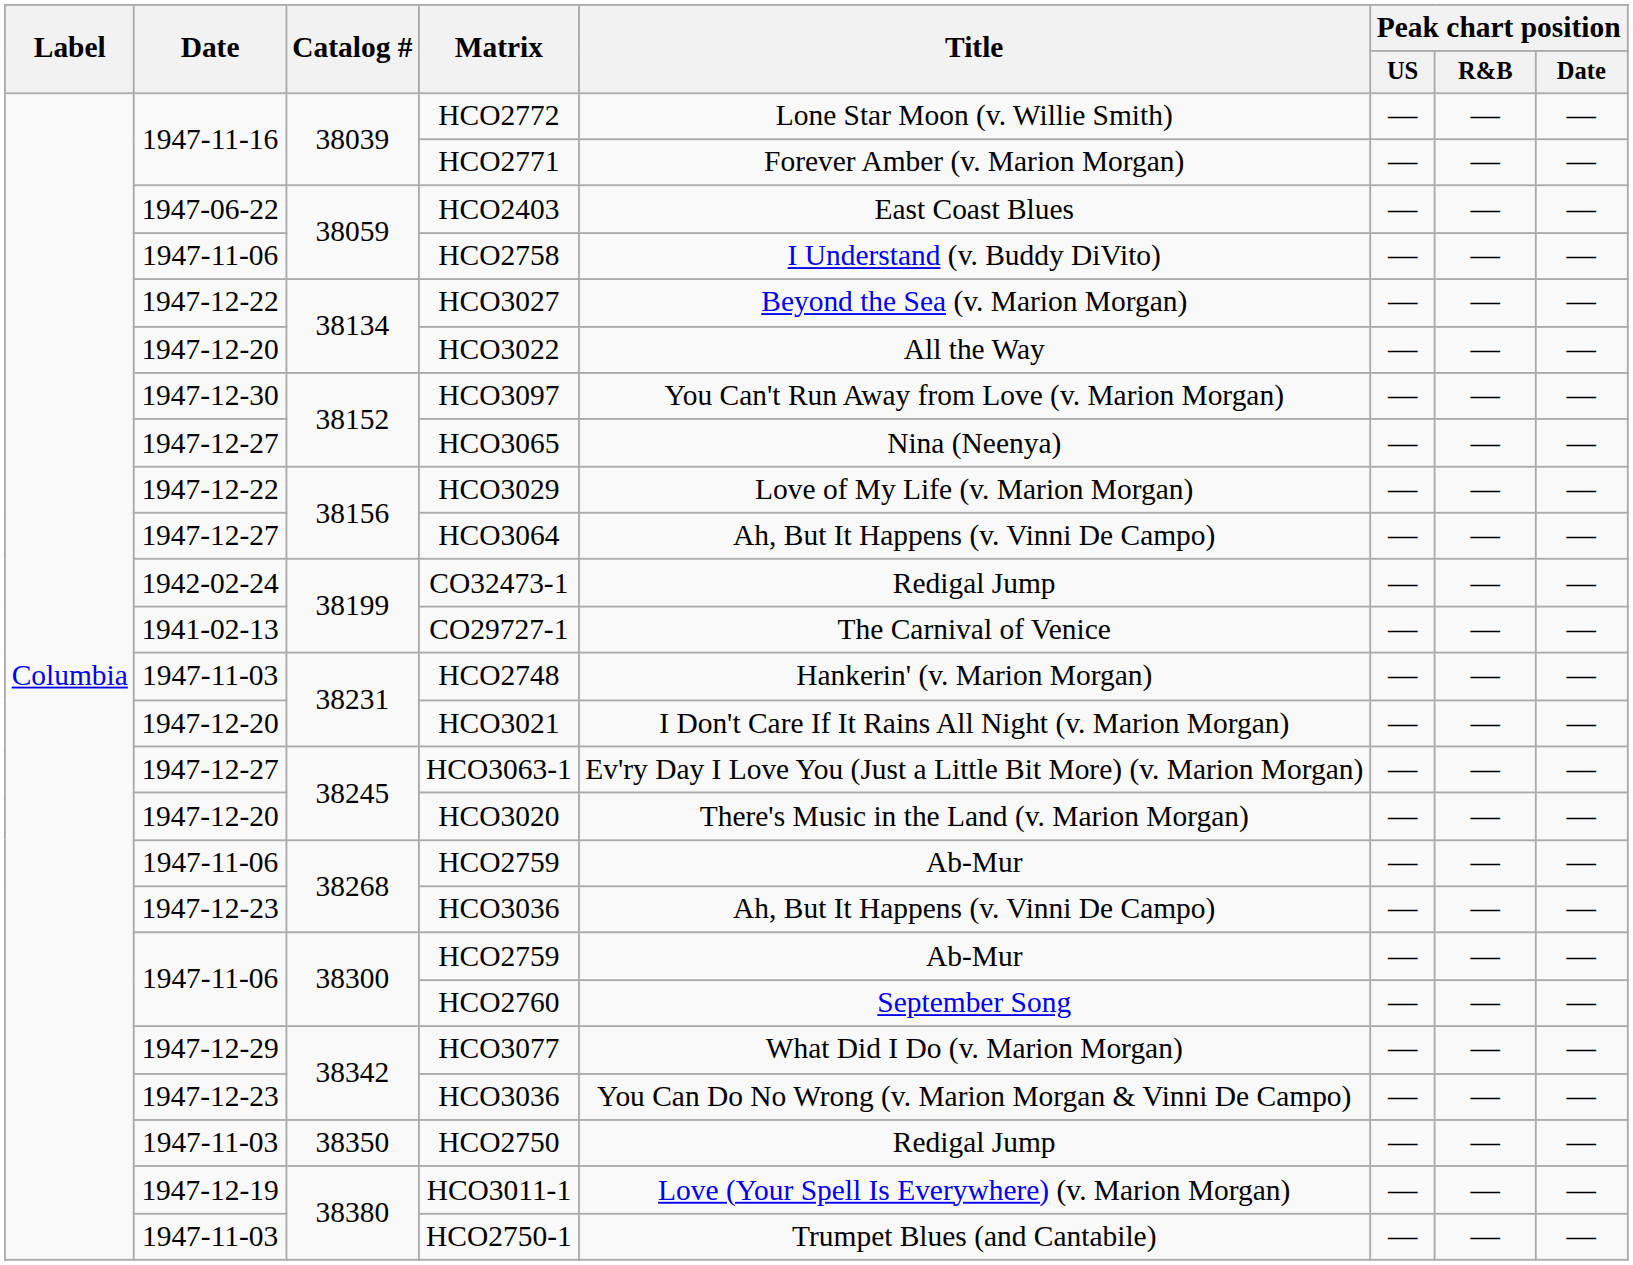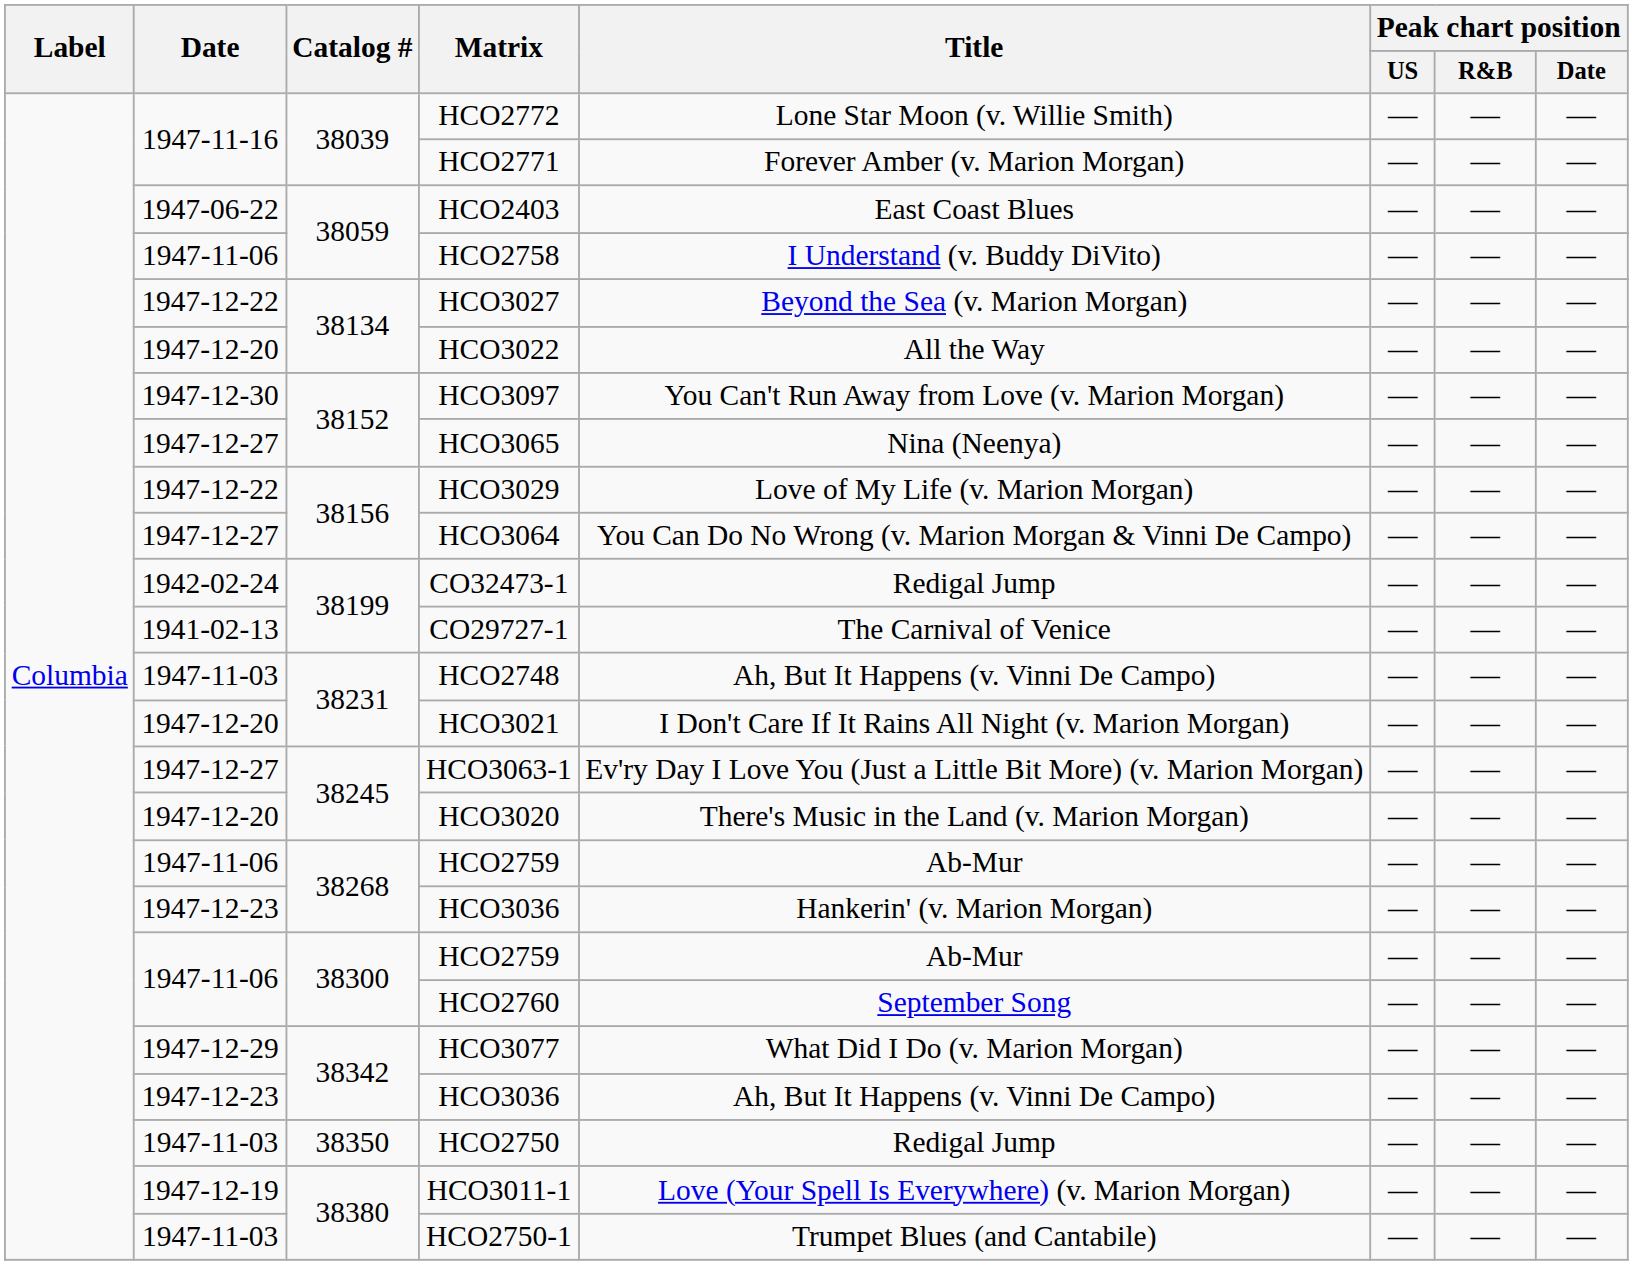(974, 535) Ah, But It Happens (v. Vinni De Campo) -> (974, 535) You Can Do No Wrong (v. Marion Morgan & Vinni De Campo)
(974, 675) Hankerin' (v. Marion Morgan) -> (974, 675) Ah, But It Happens (v. Vinni De Campo)
(974, 909) Ah, But It Happens (v. Vinni De Campo) -> (974, 909) Hankerin' (v. Marion Morgan)
(974, 1096) You Can Do No Wrong (v. Marion Morgan & Vinni De Campo) -> (974, 1096) Ah, But It Happens (v. Vinni De Campo)
